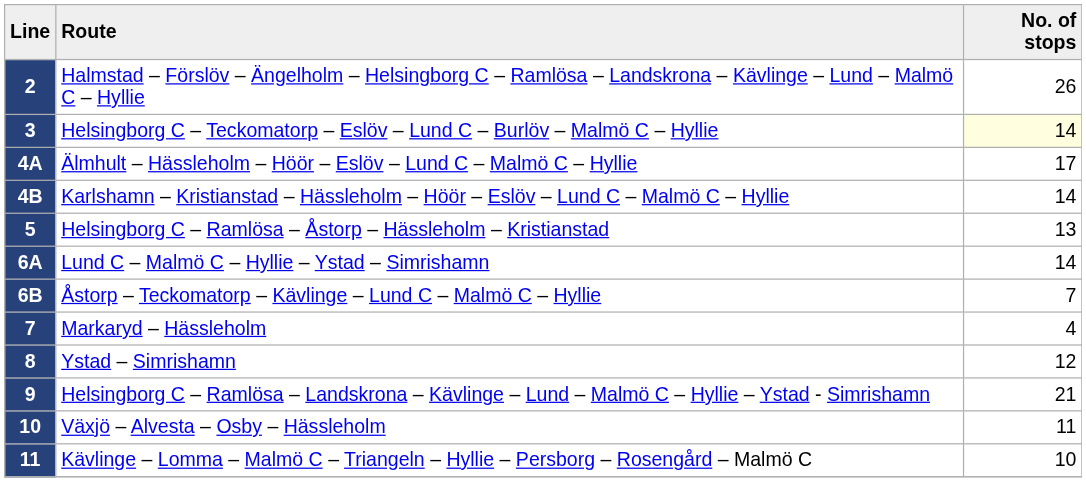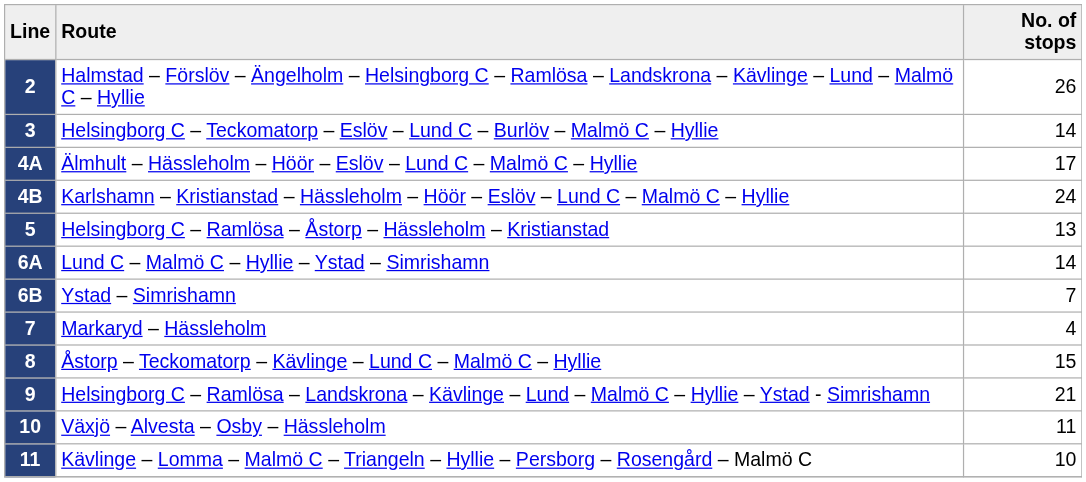(1066, 130) lightyellow background -> (1066, 130) no background
(1066, 196) 14 -> (1066, 196) 24
(331, 295) Åstorp – Teckomatorp – Kävlinge – Lund C – Malmö C – Hyllie -> (149, 295) Ystad – Simrishamn
(149, 361) Ystad – Simrishamn -> (331, 361) Åstorp – Teckomatorp – Kävlinge – Lund C – Malmö C – Hyllie
(1066, 361) 12 -> (1066, 361) 15
